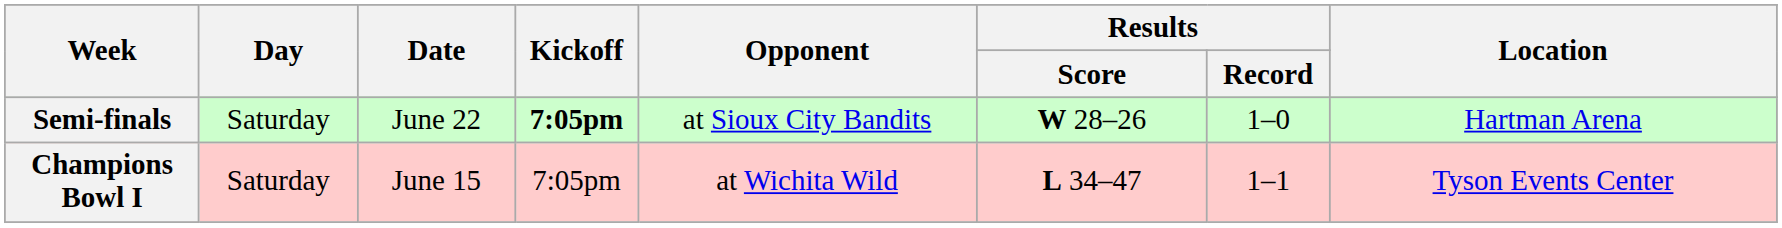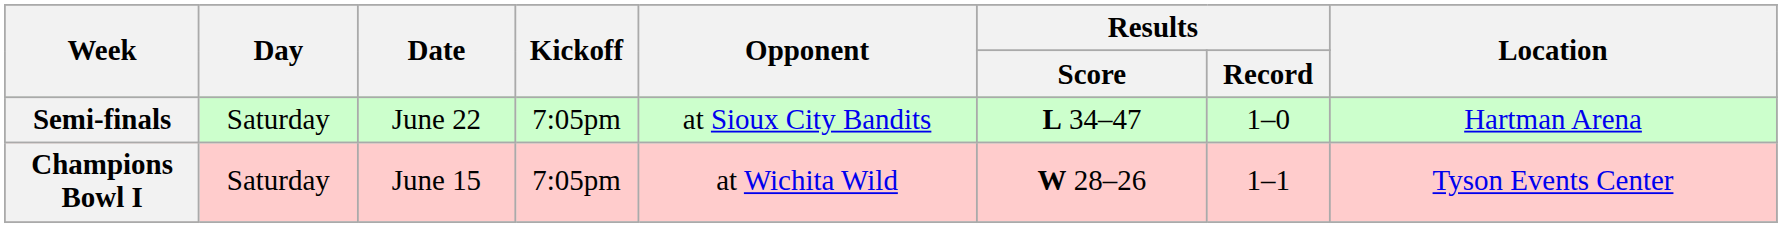(577, 119) bold -> (577, 119) normal
(1092, 119) W 28–26 -> (1092, 119) L 34–47
(1092, 181) L 34–47 -> (1092, 181) W 28–26
